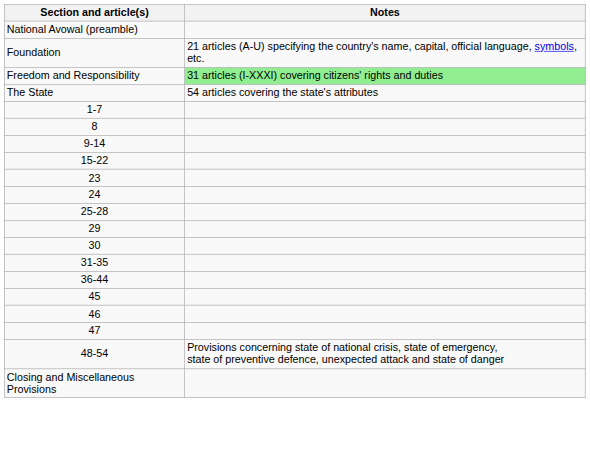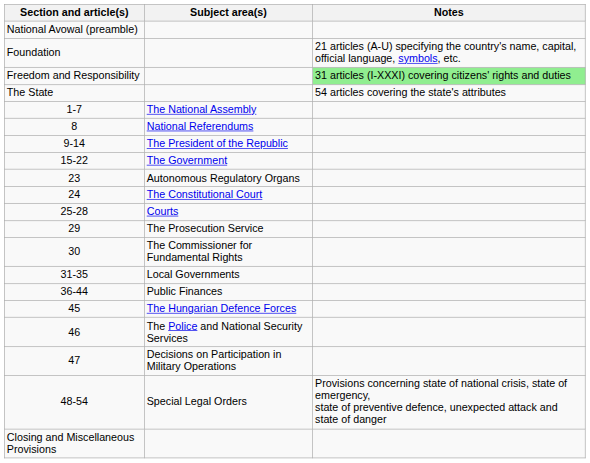+ column: (228, 13)
